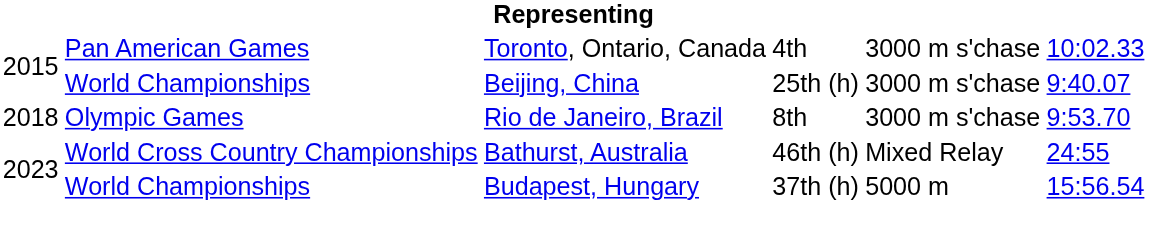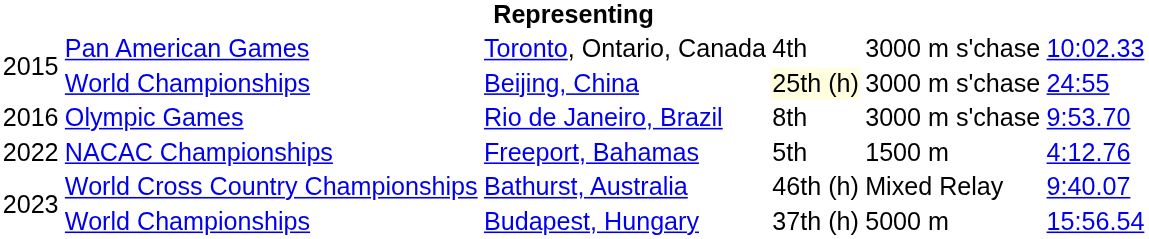(816, 83) no background -> (816, 83) lightyellow background
(1088, 83) 9:40.07 -> (1078, 83) 24:55
(31, 118) 2018 -> (31, 118) 2016
+ row: (591, 152)
(1078, 152) 24:55 -> (1088, 187) 9:40.07
